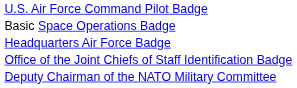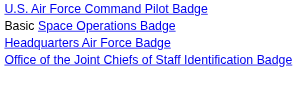- row: (140, 77)
